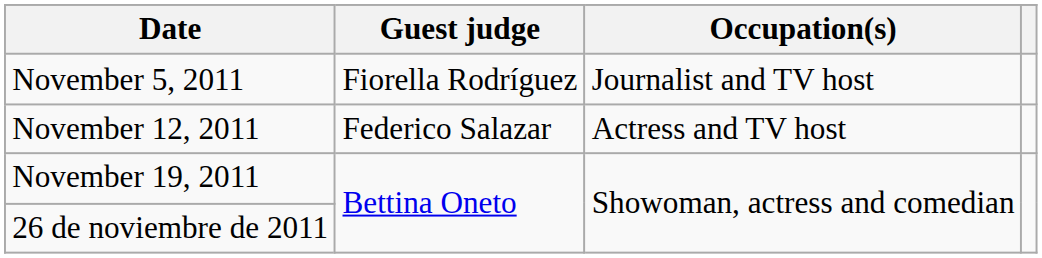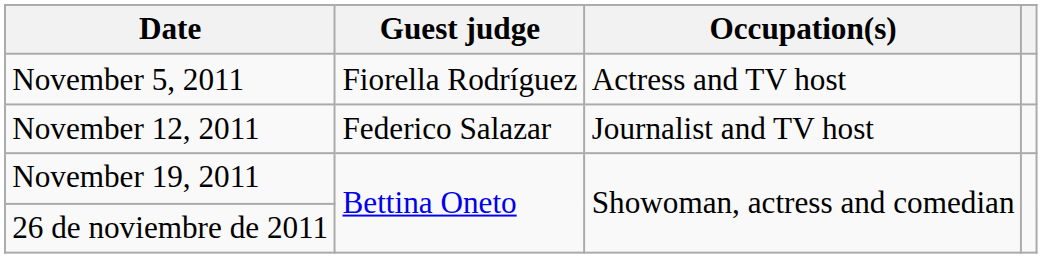(733, 78) Journalist and TV host -> (719, 78) Actress and TV host
(719, 128) Actress and TV host -> (733, 128) Journalist and TV host
